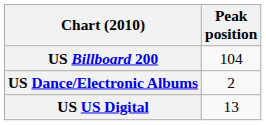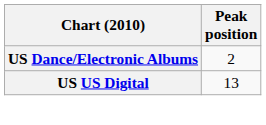- row: (103, 58)
